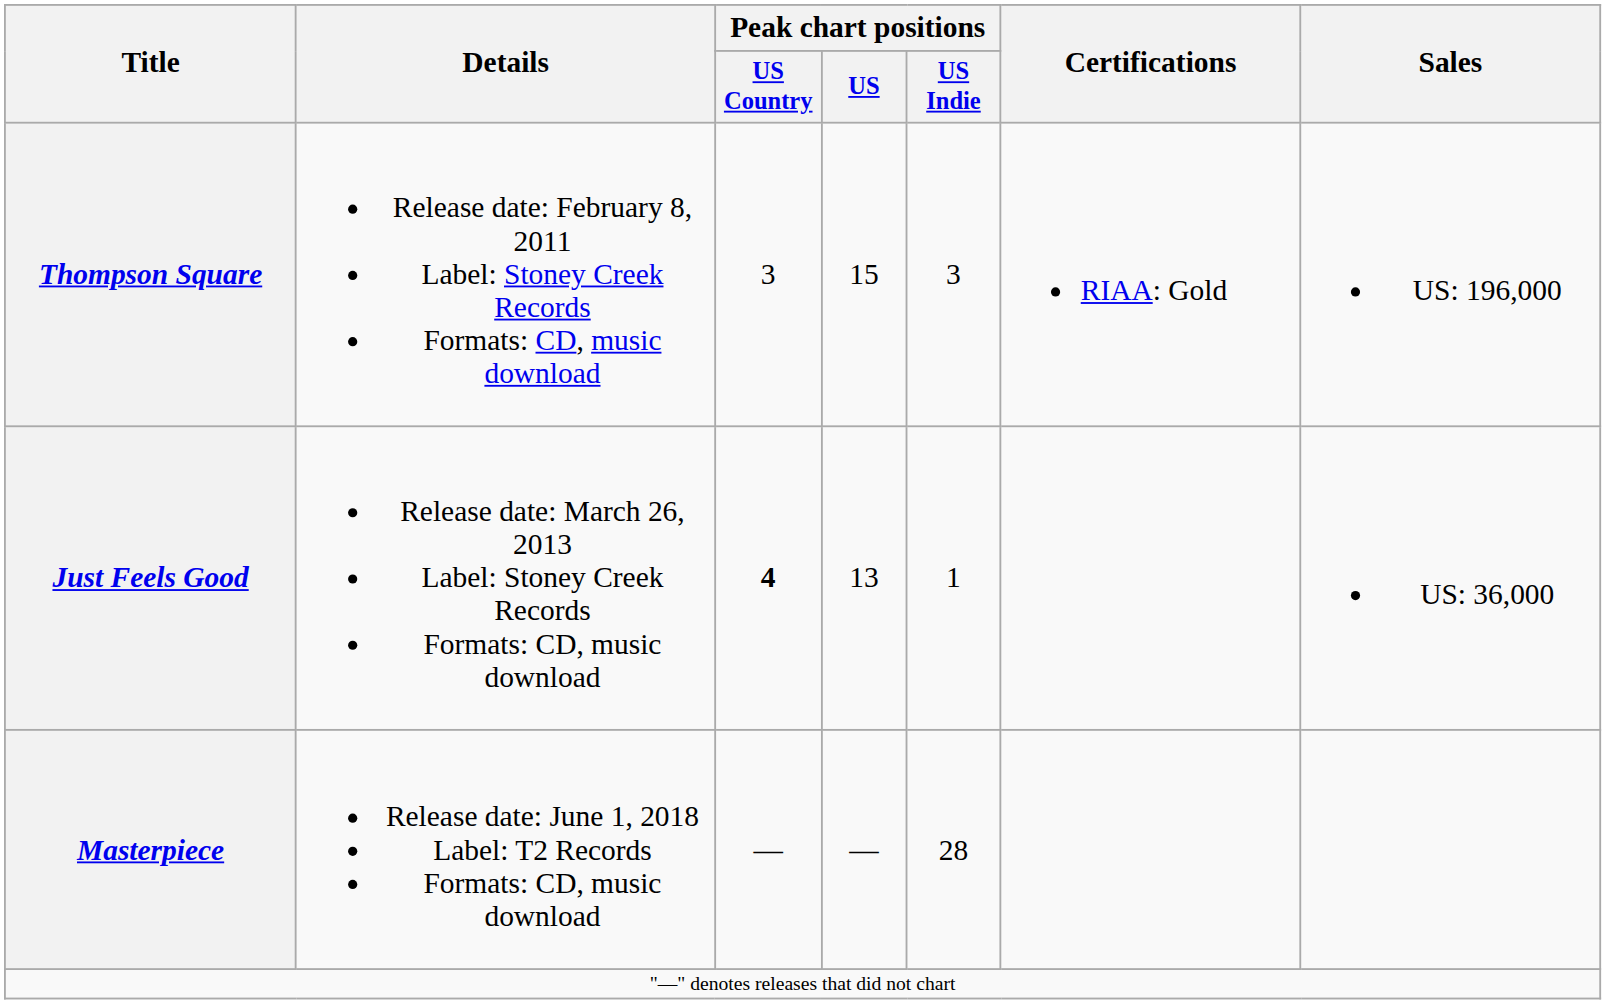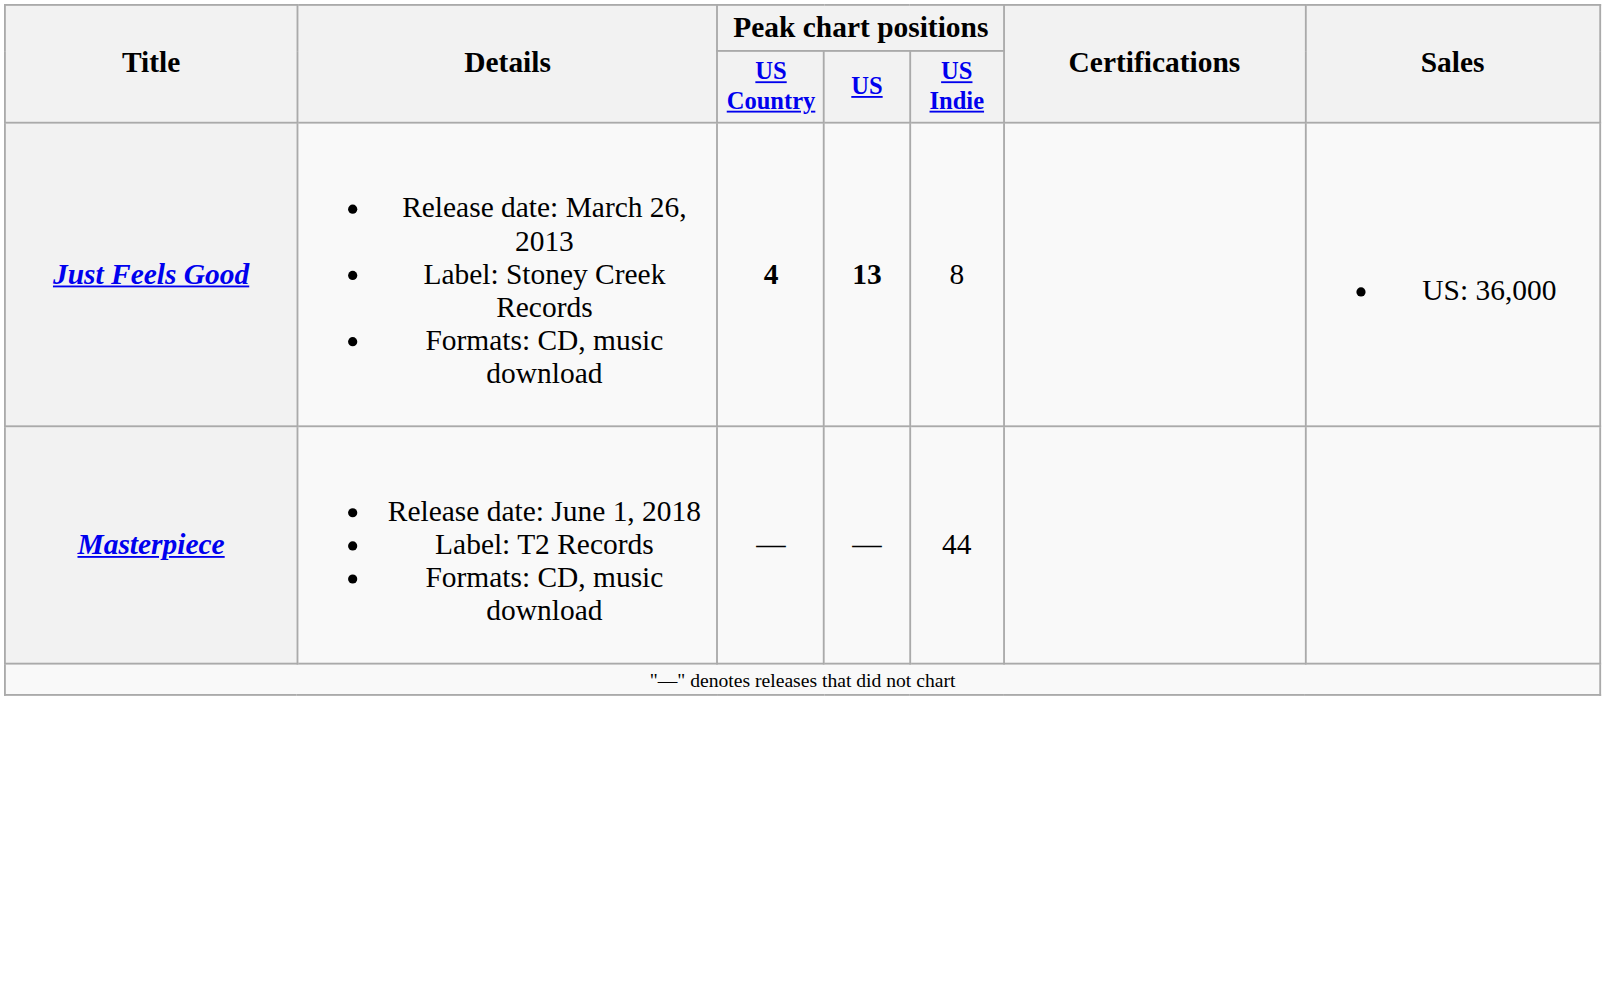- row: (151, 273)
(864, 578) normal -> (867, 273) bold
(953, 578) 1 -> (957, 273) 8
(953, 849) 28 -> (957, 544) 44
